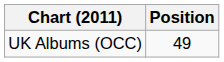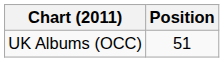(182, 43) 49 -> (182, 43) 51
